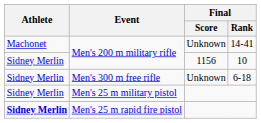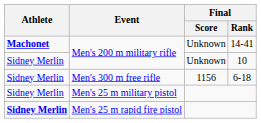(27, 44) normal -> (28, 44) bold
(206, 61) 1156 -> (206, 61) Unknown
(206, 77) Unknown -> (206, 77) 1156
